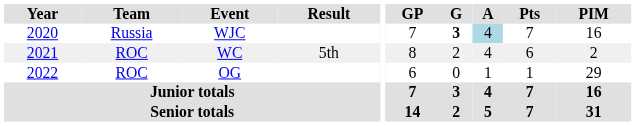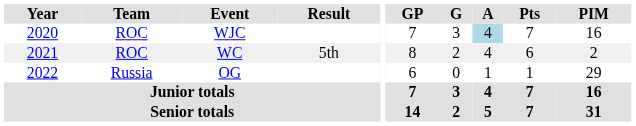(132, 33) Russia -> (132, 33) ROC
(456, 33) bold -> (456, 33) normal
(132, 72) ROC -> (132, 72) Russia
